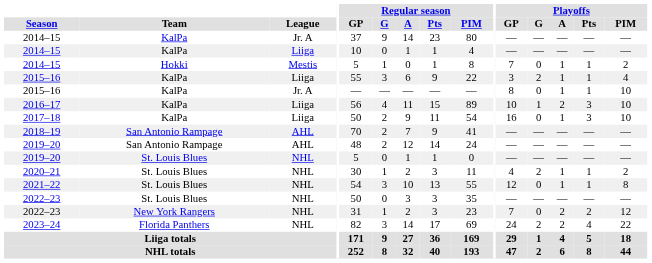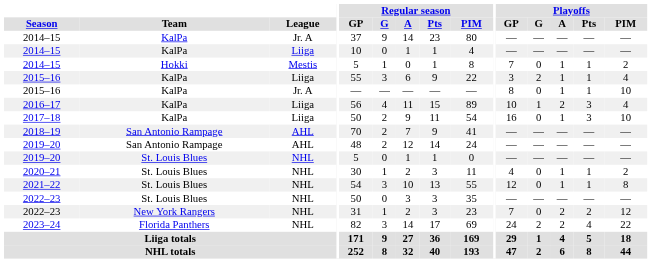(626, 104) 10 -> (626, 104) 4
(539, 171) 2 -> (539, 171) 0
